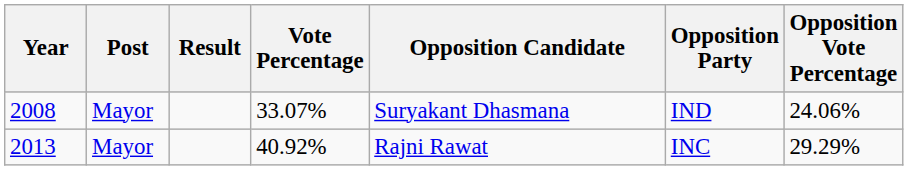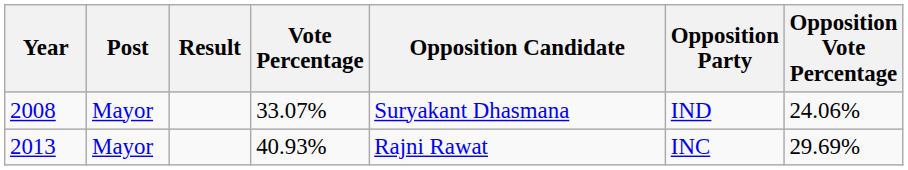(291, 146) 40.92% -> (291, 146) 40.93%
(825, 146) 29.29% -> (825, 146) 29.69%
